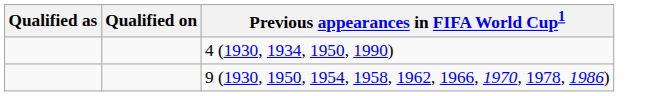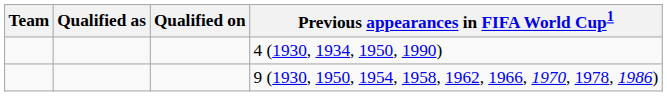+ column: (29, 20)
